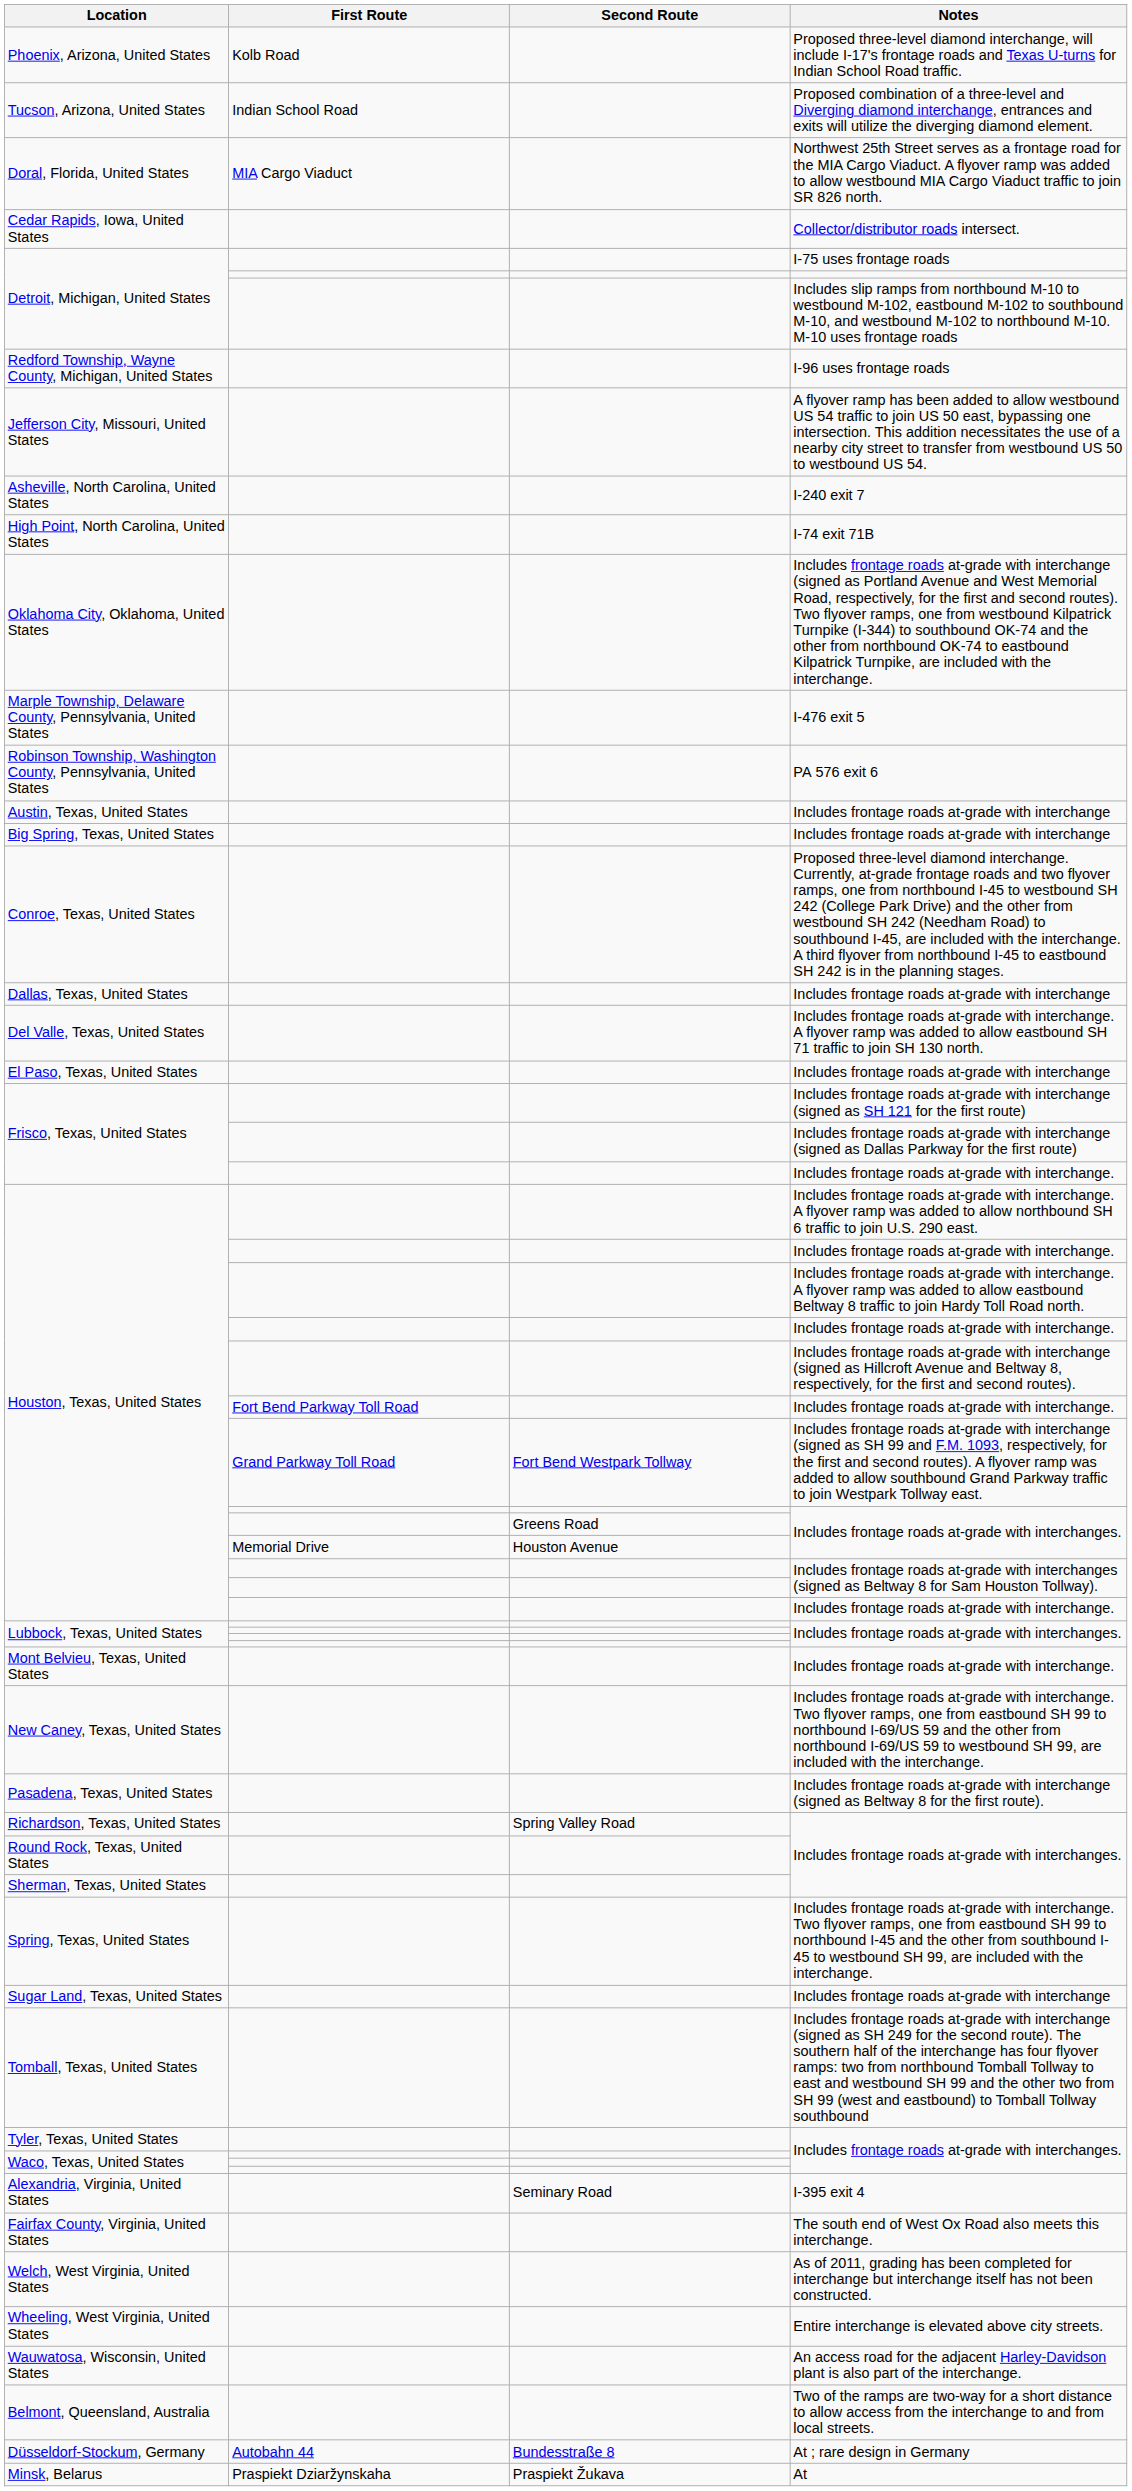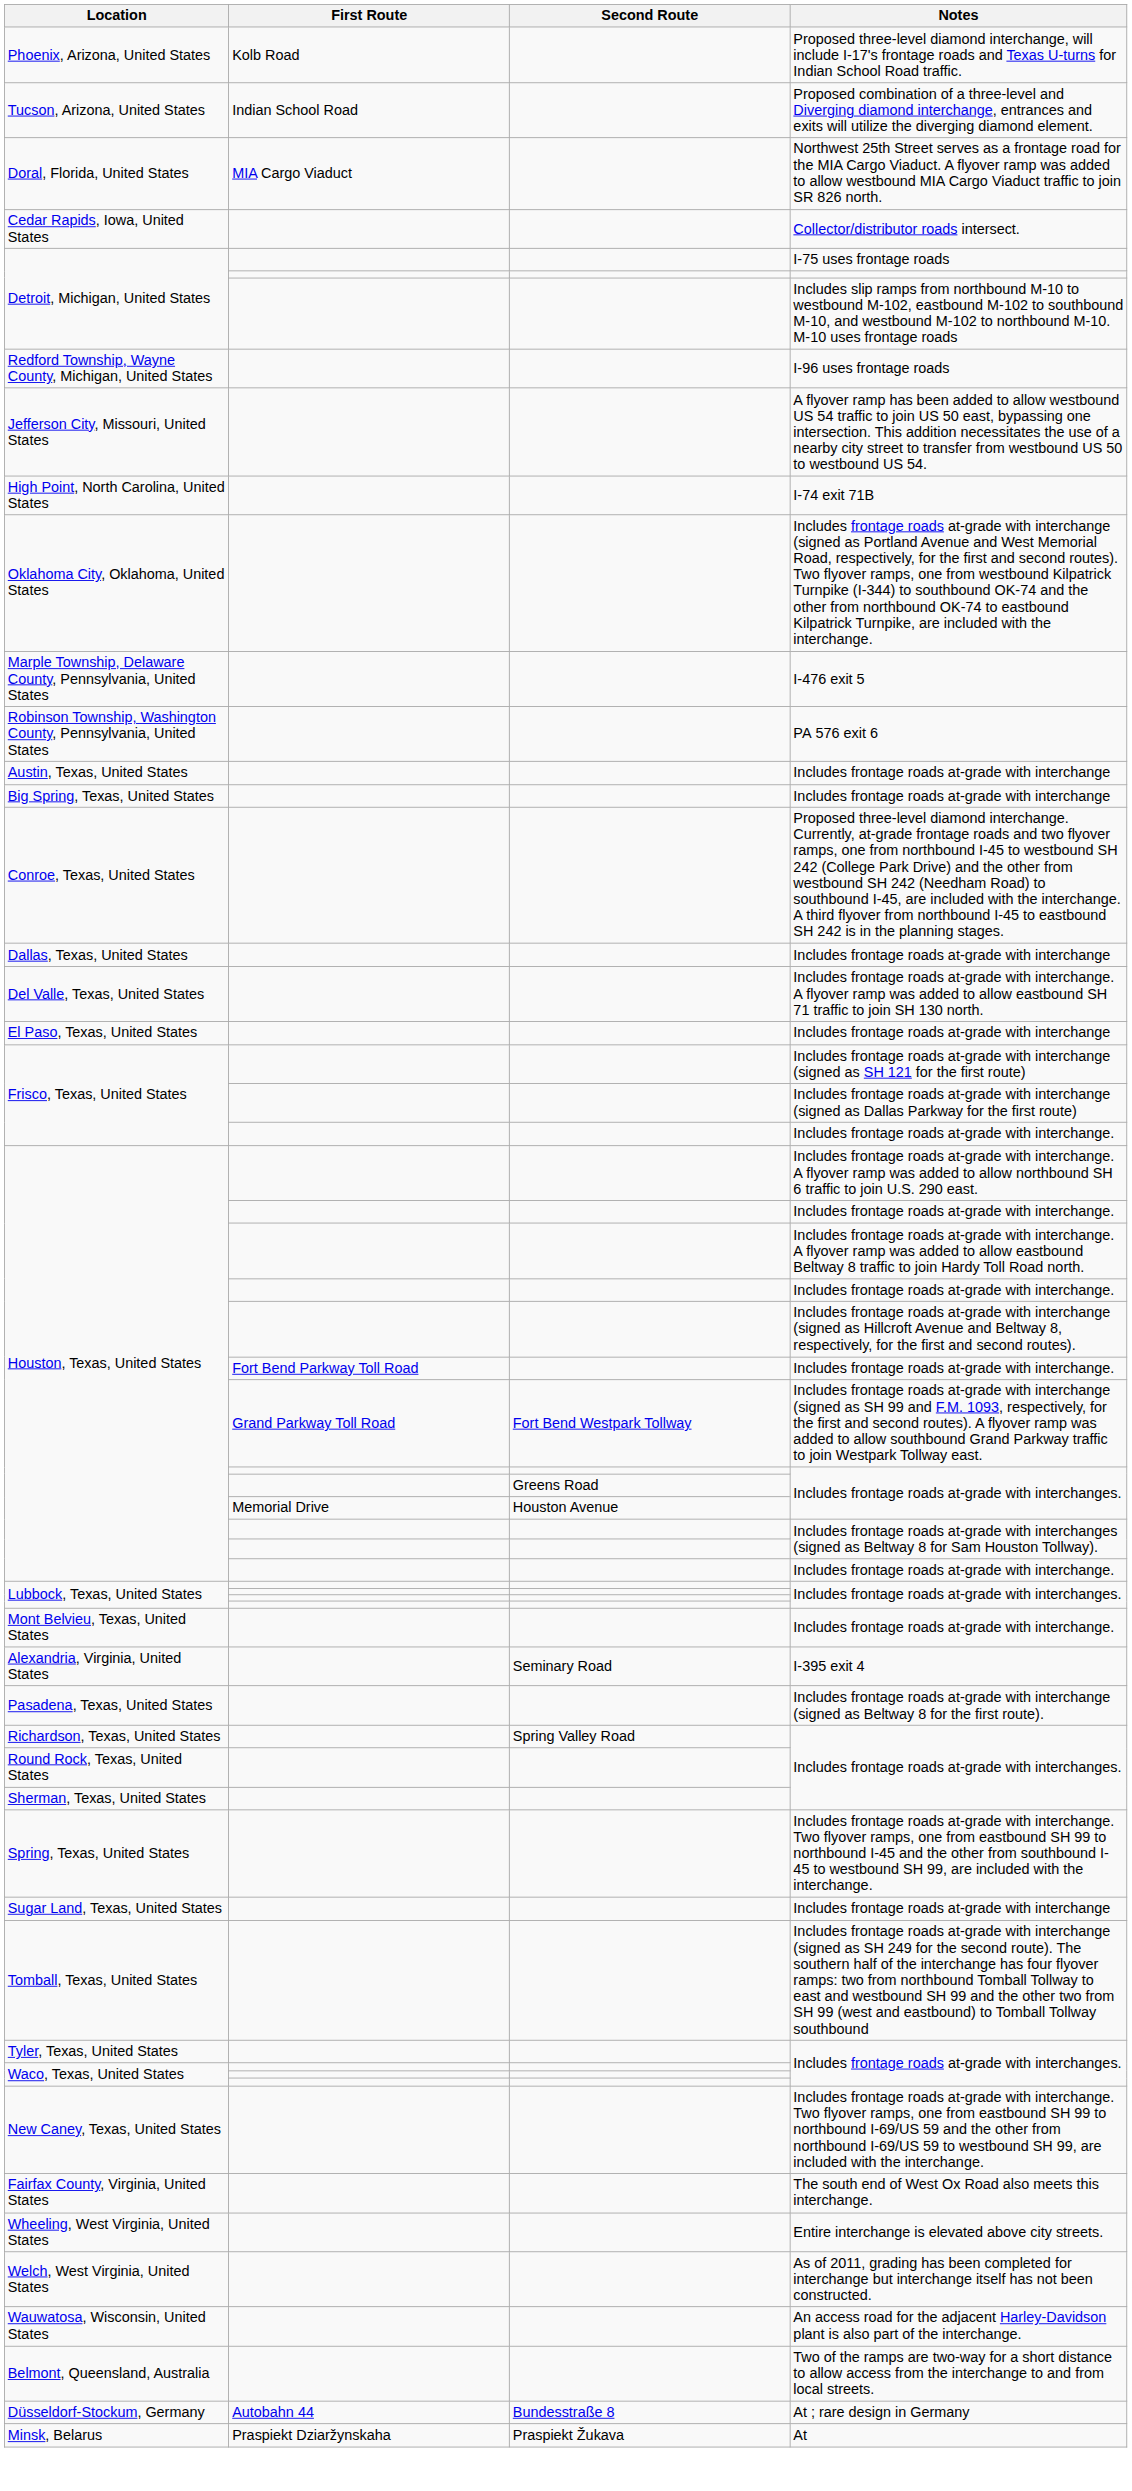- row: (112, 495)
rows swapped: (114, 1729) <-> (94, 2193)
rows swapped: (99, 2279) <-> (109, 2326)
